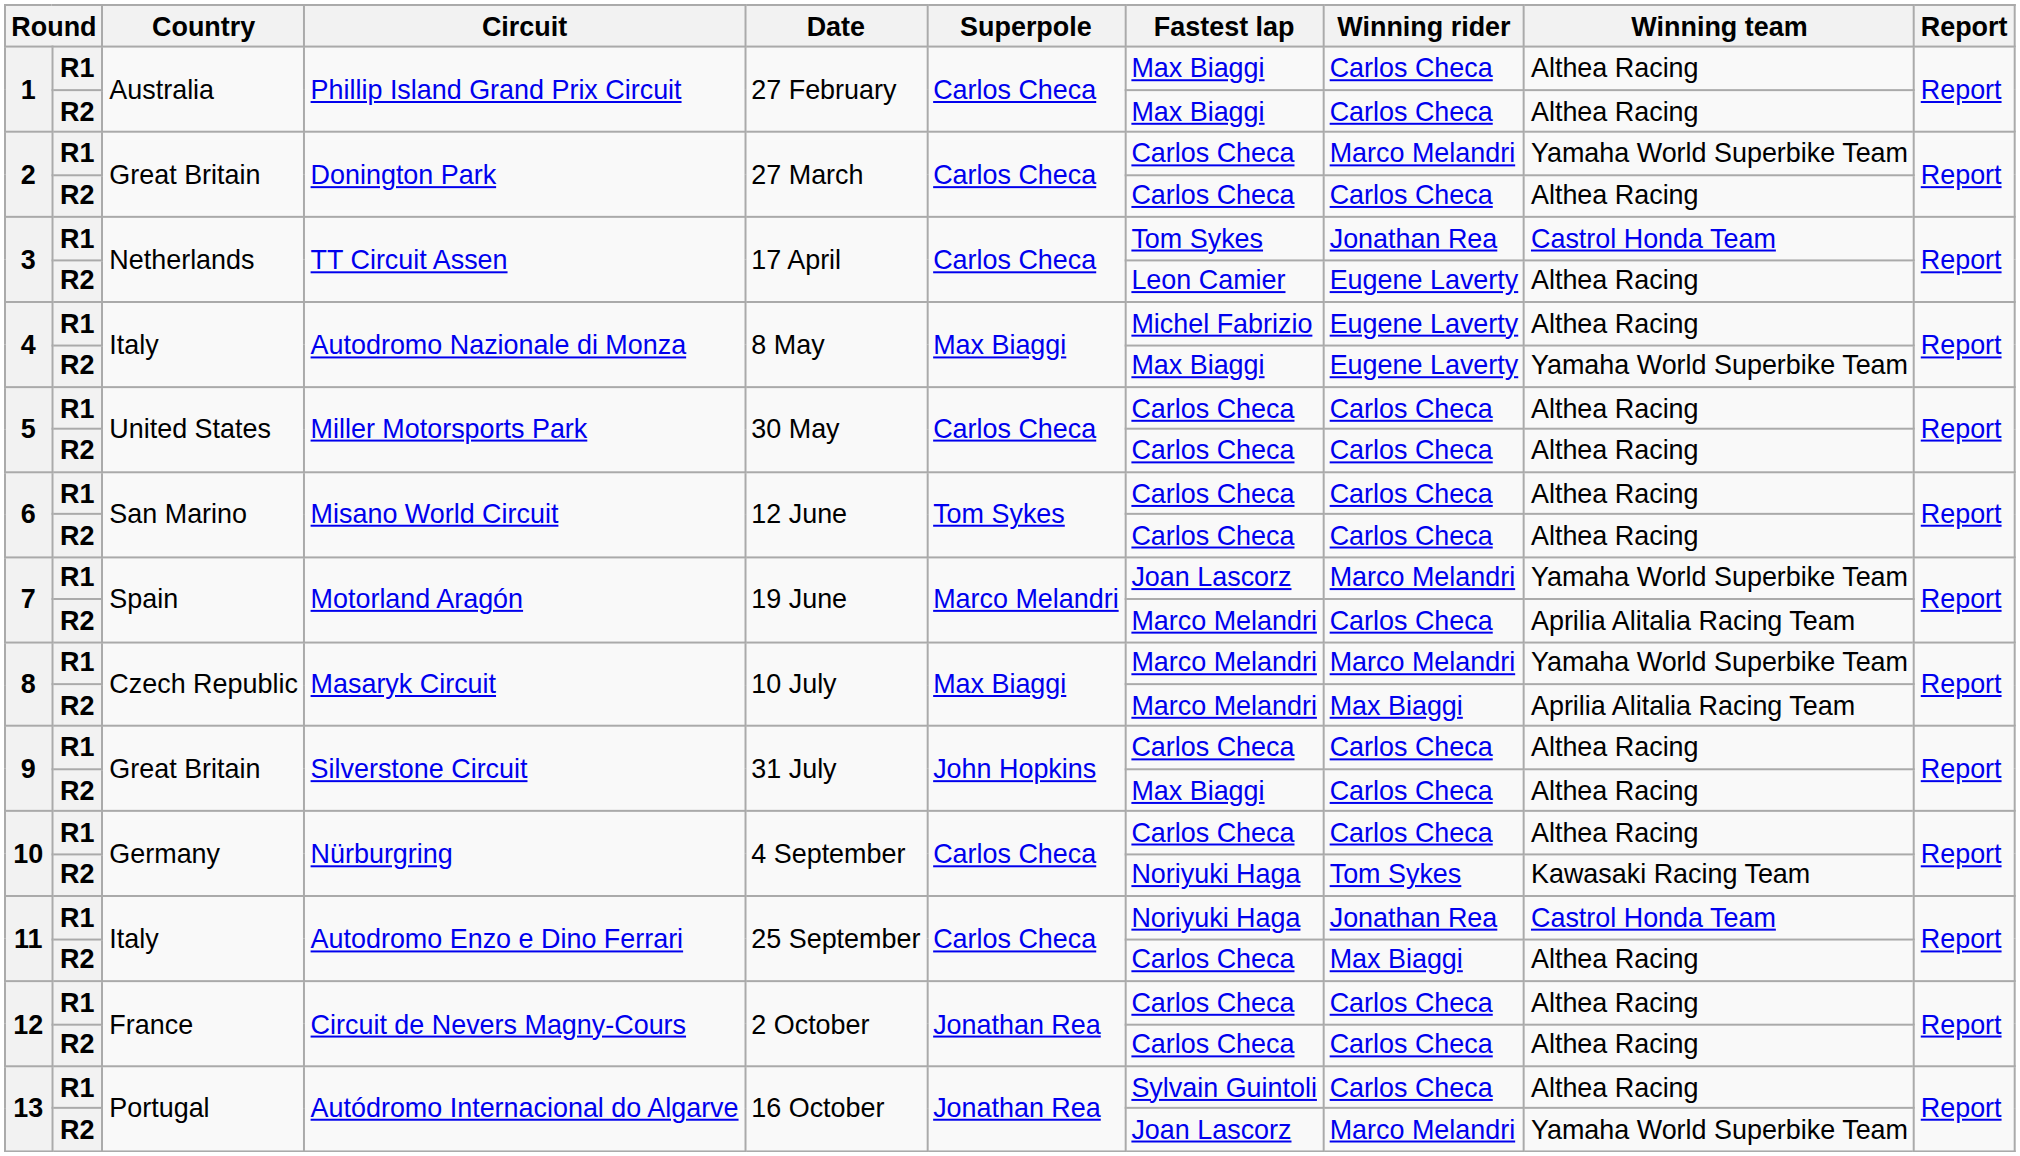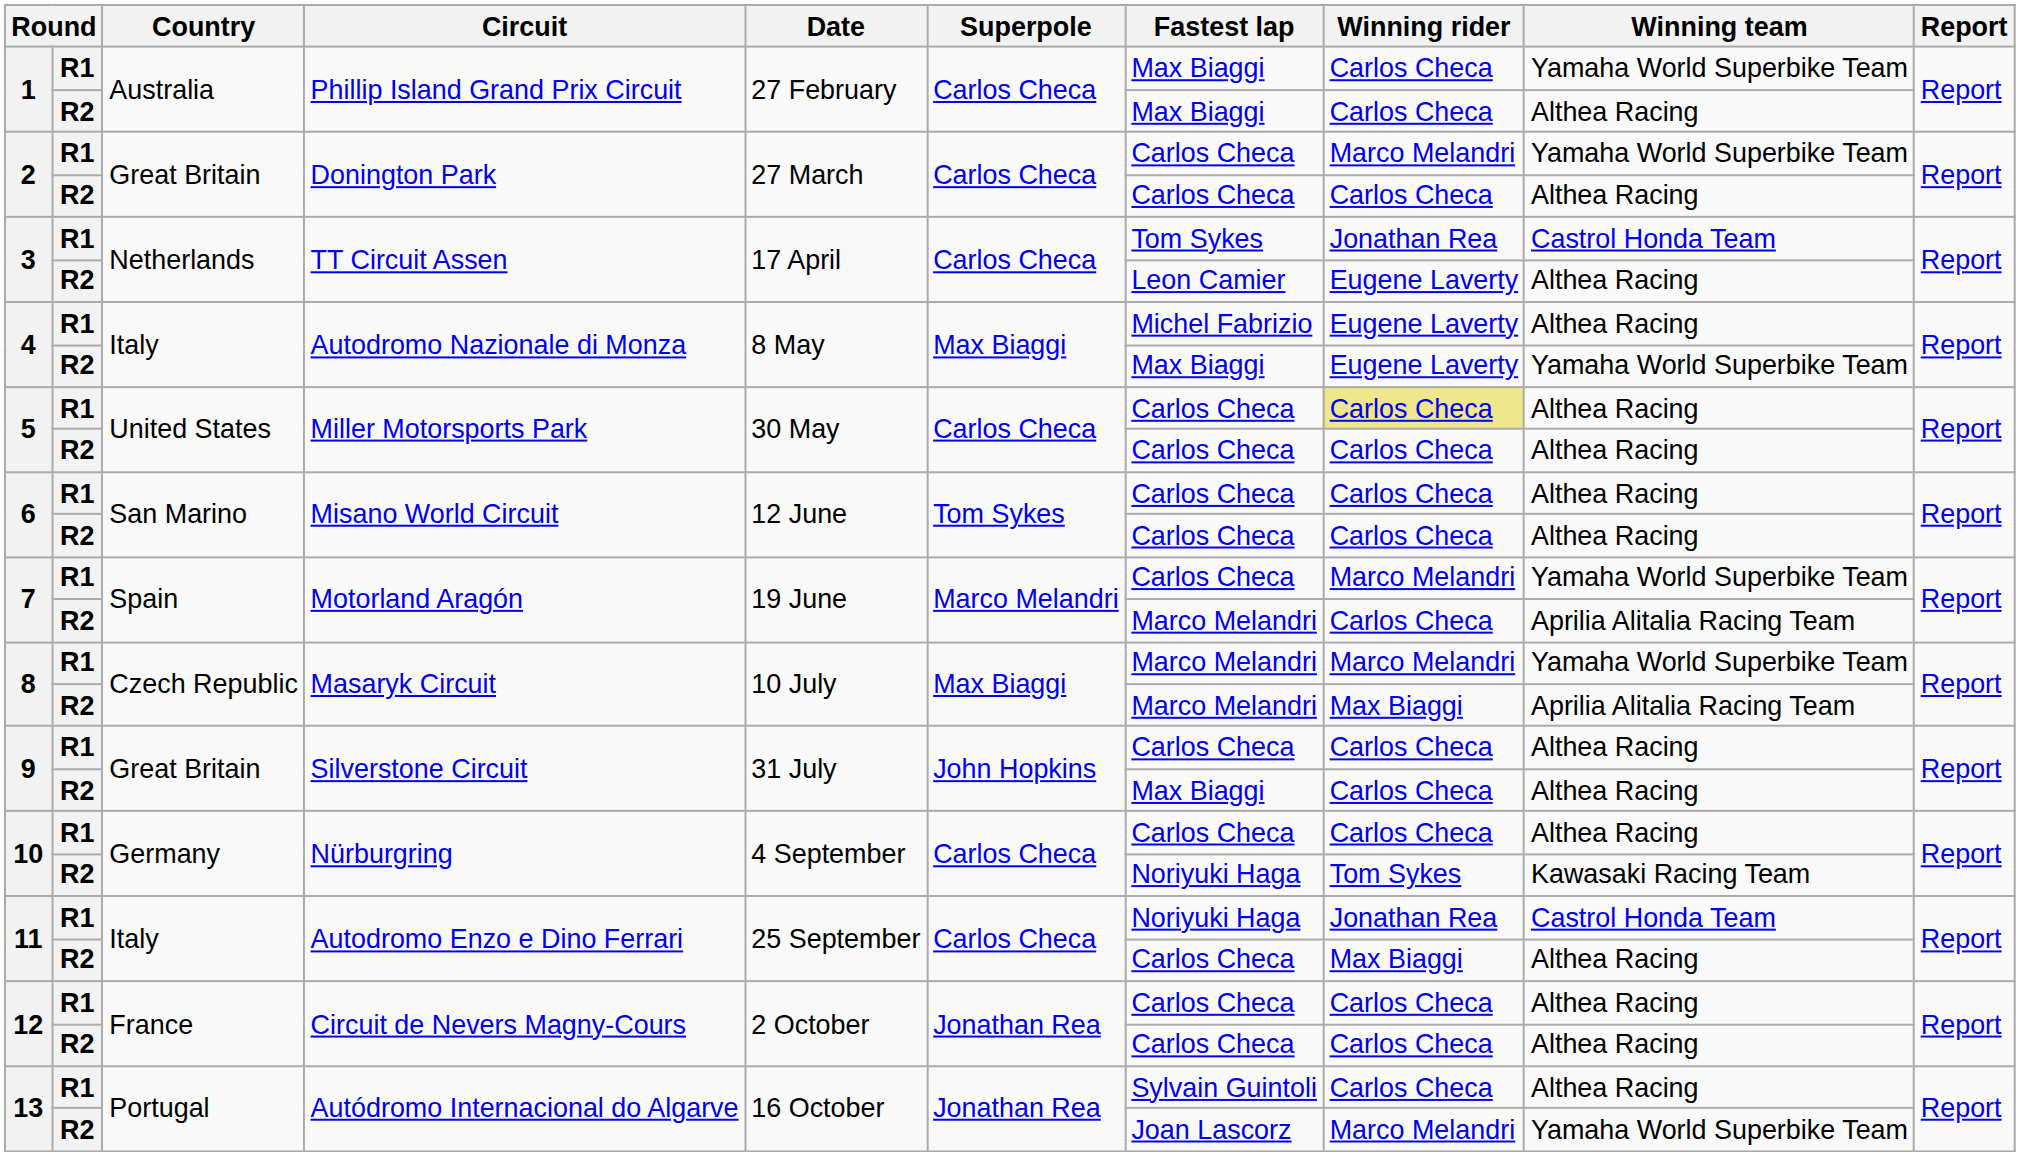(1615, 68) Althea Racing -> (1719, 68) Yamaha World Superbike Team
(1411, 408) no background -> (1411, 408) khaki background
(1211, 578) Joan Lascorz -> (1213, 578) Carlos Checa
